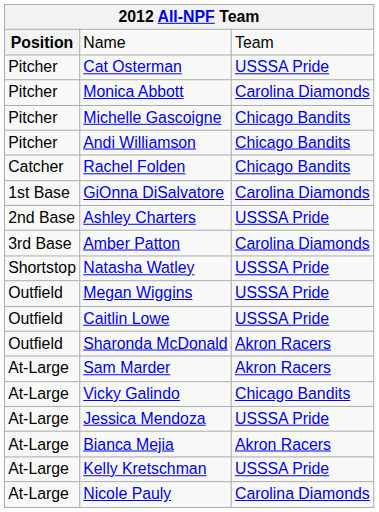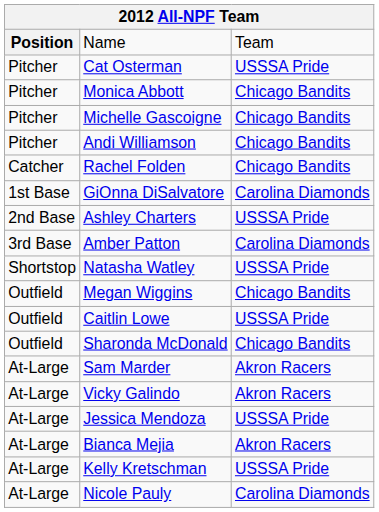(302, 92) Carolina Diamonds -> (293, 92) Chicago Bandits
(282, 293) USSSA Pride -> (293, 293) Chicago Bandits
(283, 343) Akron Racers -> (293, 343) Chicago Bandits
(293, 393) Chicago Bandits -> (283, 393) Akron Racers
